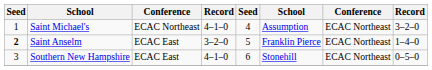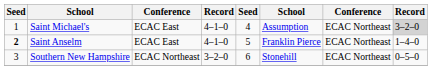(167, 27) ECAC Northeast -> (157, 27) ECAC East
(407, 27) no background -> (407, 27) lightgrey background
(216, 42) 3–2–0 -> (216, 42) 4–1–0
(157, 57) ECAC East -> (167, 57) ECAC Northeast
(216, 57) 4–1–0 -> (216, 57) 3–2–0
